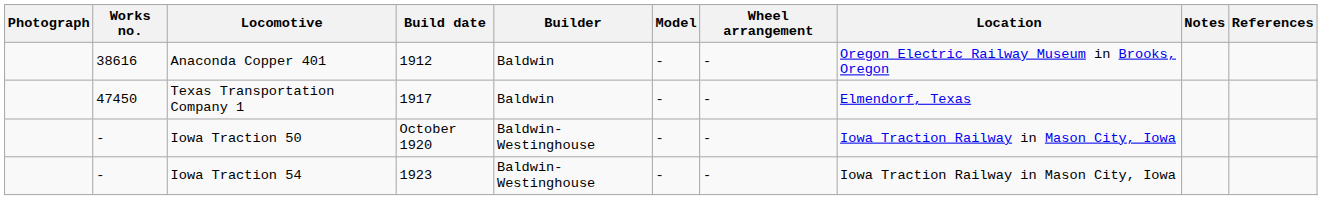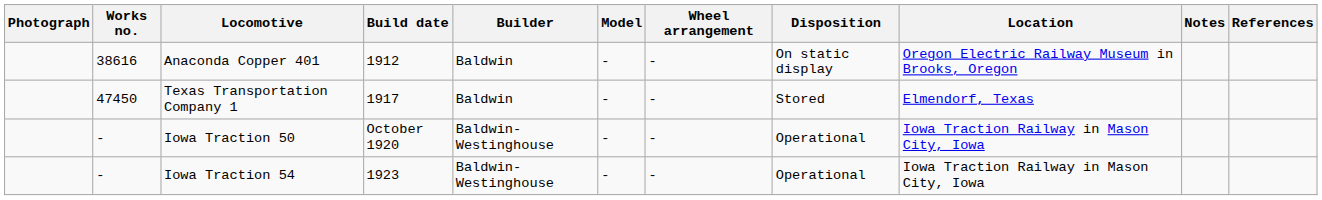+ column: (836, 24)
